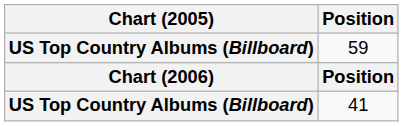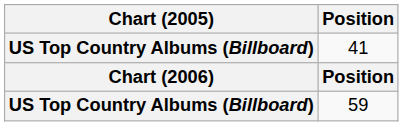rows swapped: (358, 105) <-> (358, 47)
